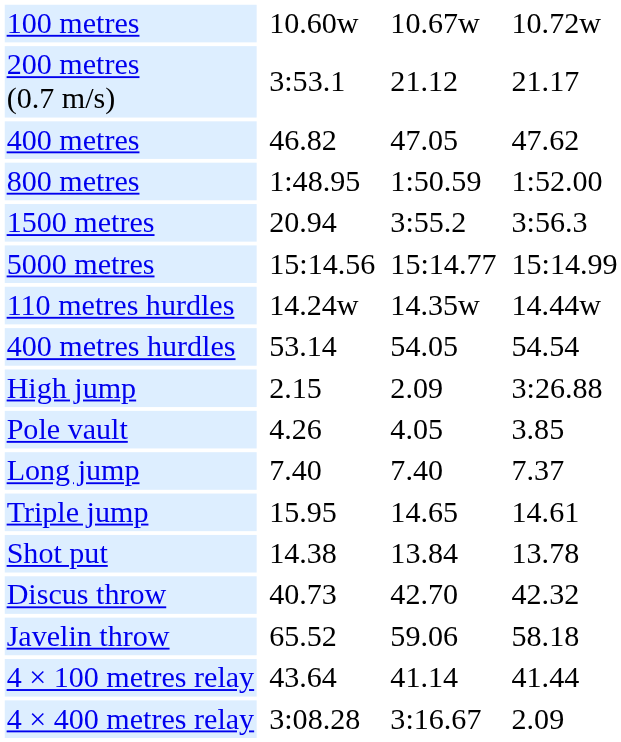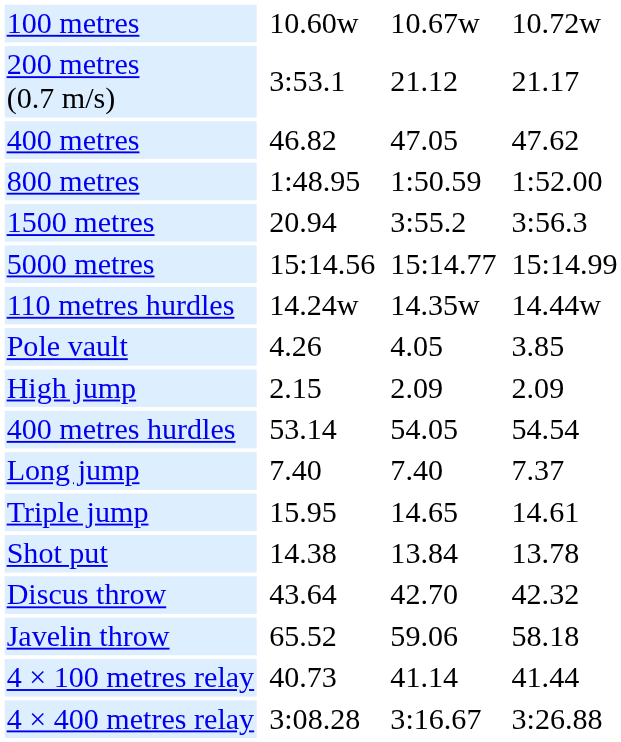rows swapped: (121, 346) <-> (67, 429)
(557, 387) 3:26.88 -> (538, 387) 2.09
(303, 594) 40.73 -> (303, 594) 43.64
(303, 677) 43.64 -> (303, 677) 40.73
(538, 718) 2.09 -> (557, 718) 3:26.88
